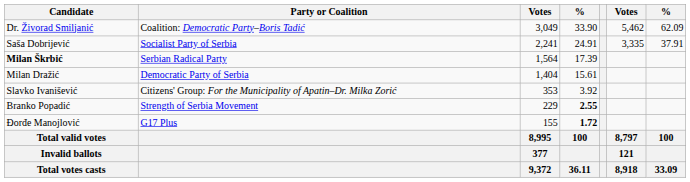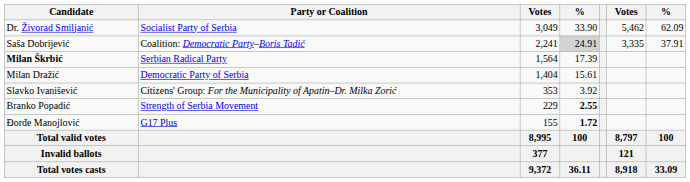(223, 28) Coalition: Democratic Party–Boris Tadić -> (189, 28) Socialist Party of Serbia
(189, 43) Socialist Party of Serbia -> (223, 43) Coalition: Democratic Party–Boris Tadić
(586, 43) no background -> (586, 43) lightgrey background
